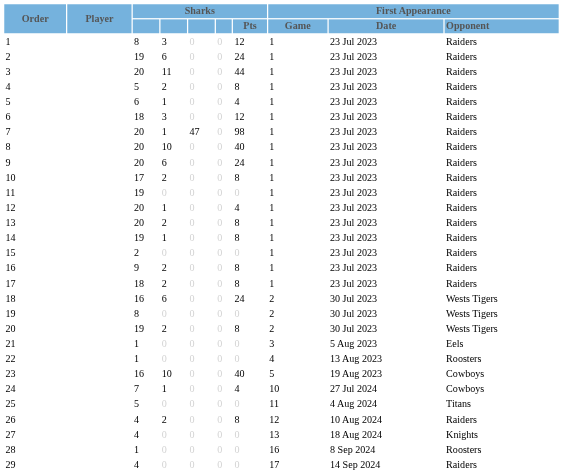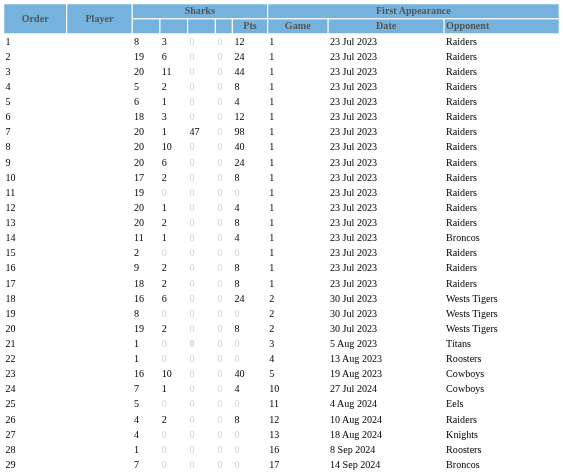(139, 238) 19 -> (139, 238) 11
(237, 238) 8 -> (237, 238) 4
(462, 238) Raiders -> (463, 238) Broncos
(192, 344) normal -> (192, 344) bold
(455, 344) Eels -> (459, 344) Titans
(459, 404) Titans -> (455, 404) Eels
(137, 464) 4 -> (137, 464) 7
(462, 464) Raiders -> (463, 464) Broncos
